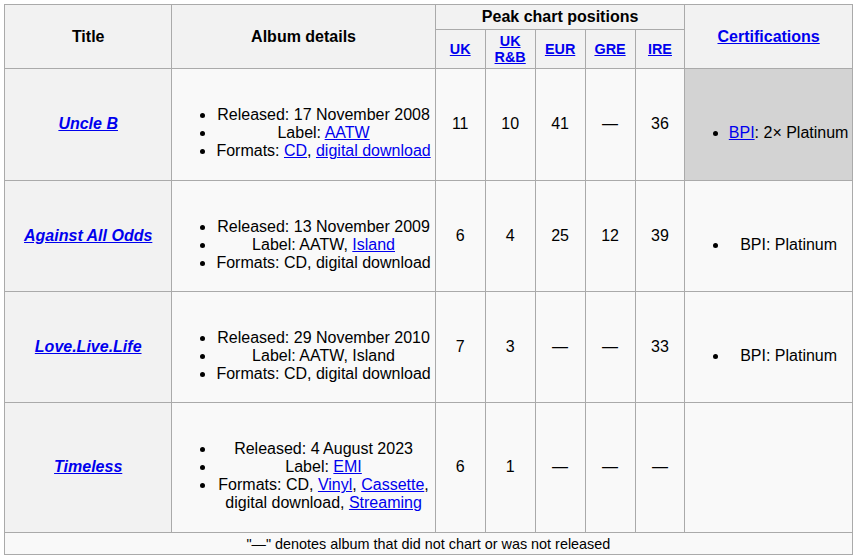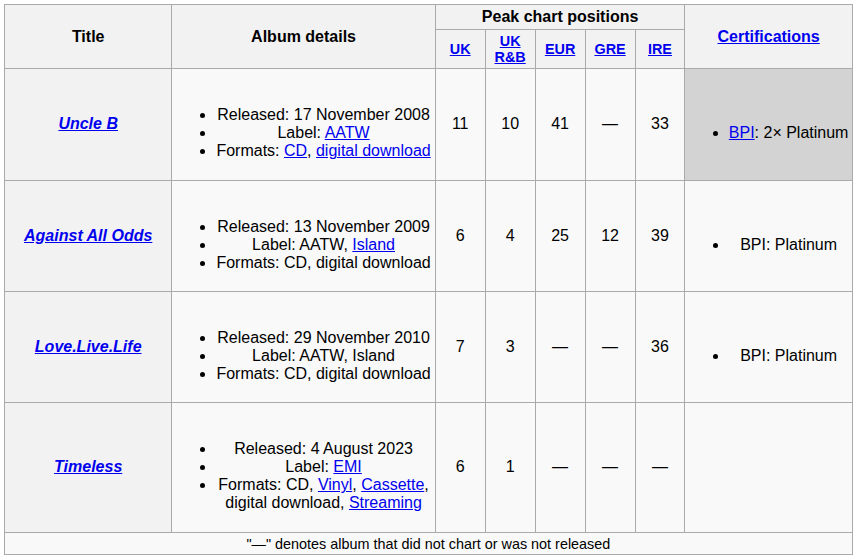(660, 124) 36 -> (660, 124) 33
(660, 347) 33 -> (660, 347) 36
